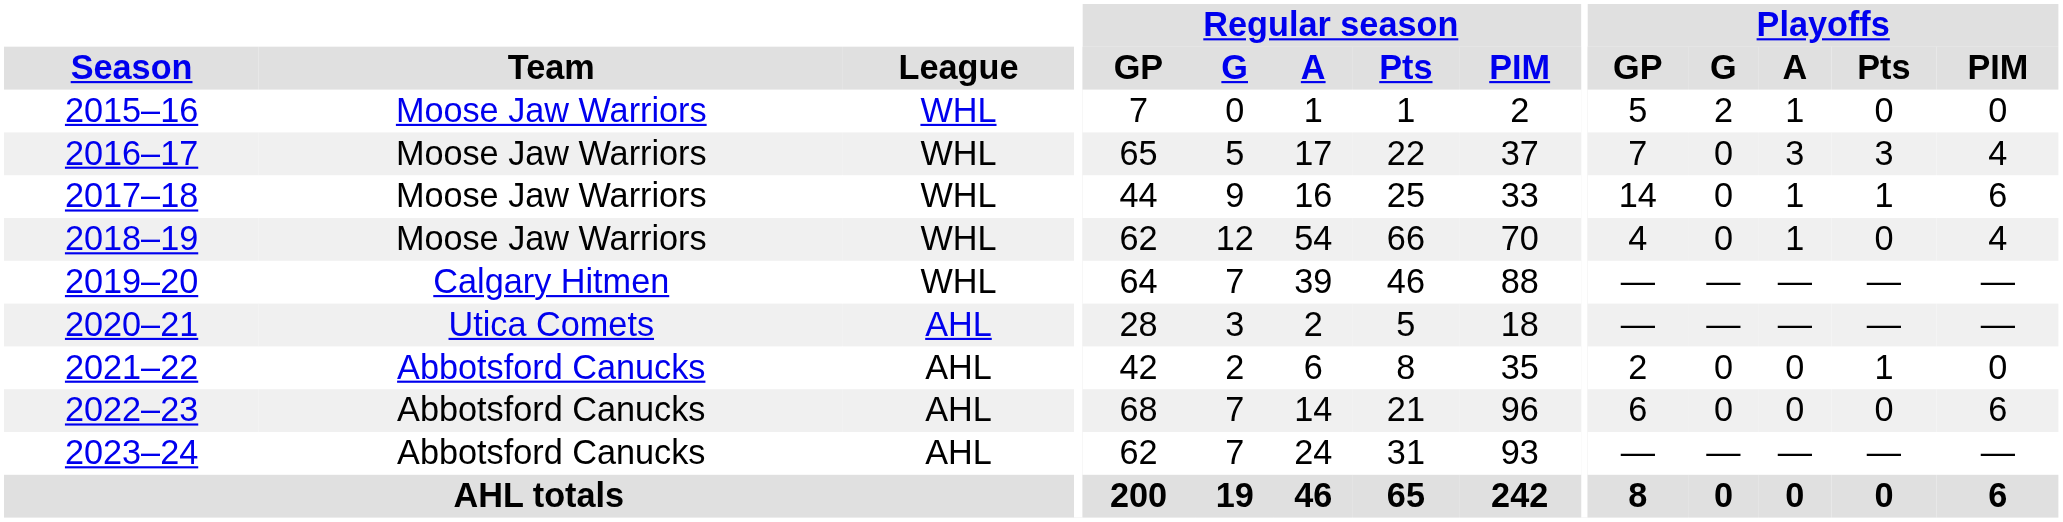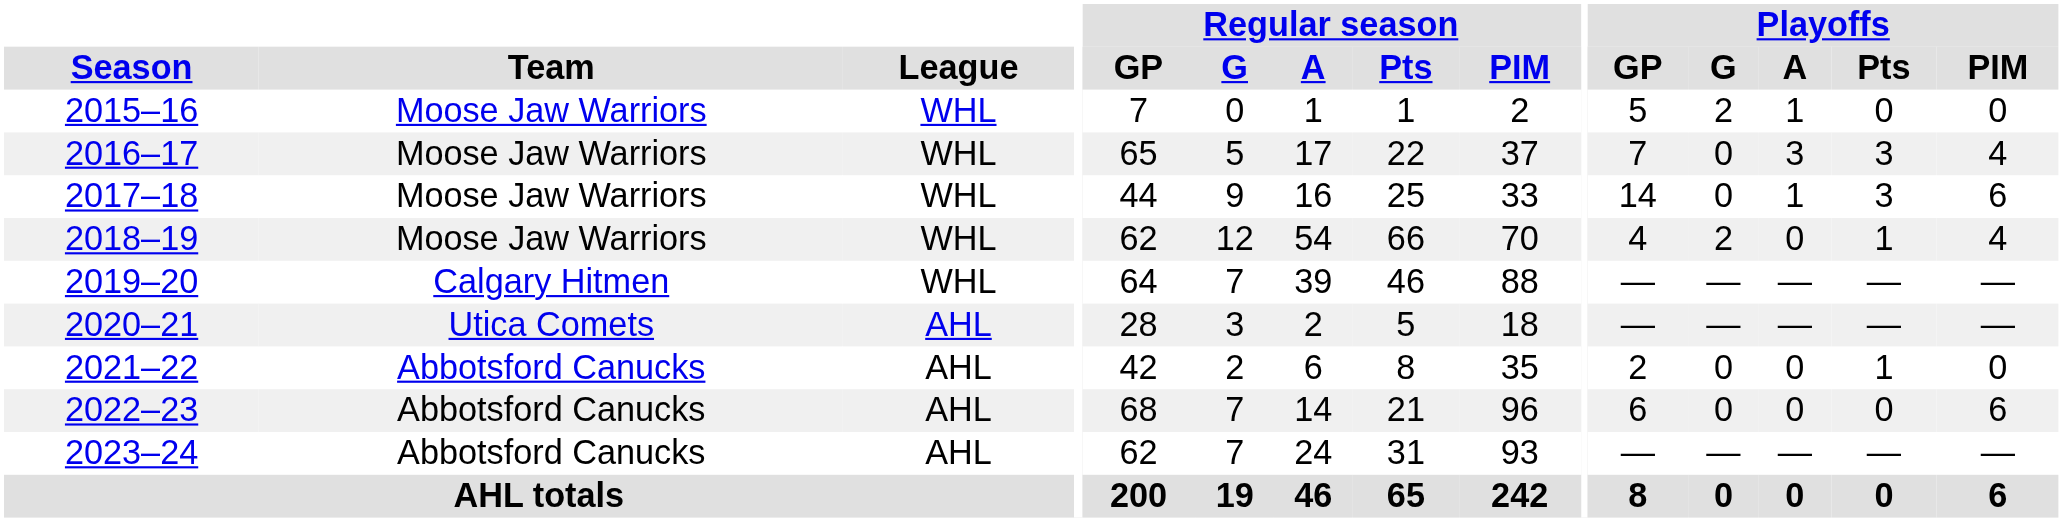(1884, 196) 1 -> (1884, 196) 3
(1723, 238) 0 -> (1723, 238) 2
(1795, 238) 1 -> (1795, 238) 0
(1884, 238) 0 -> (1884, 238) 1
